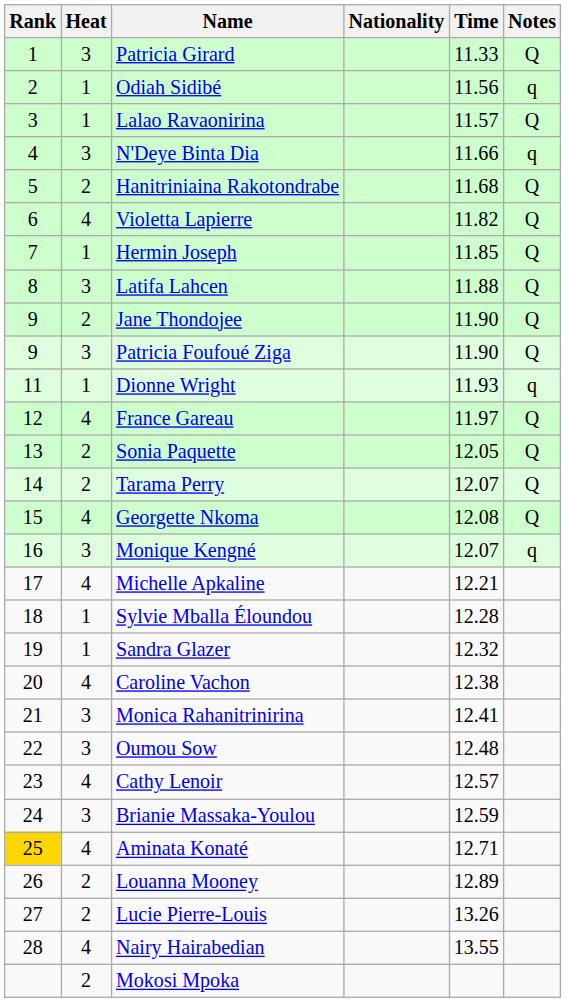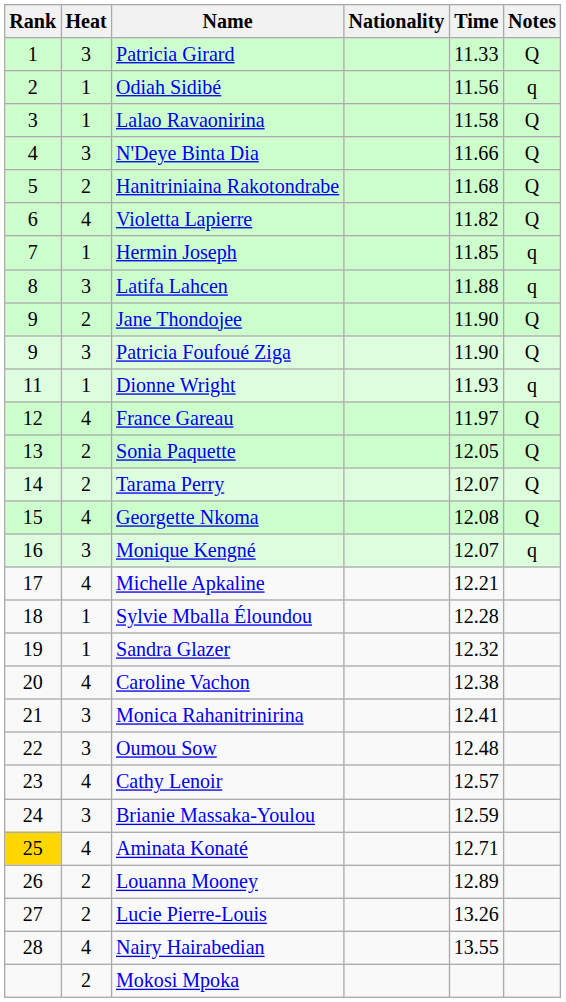(476, 120) 11.57 -> (476, 120) 11.58
(532, 153) q -> (532, 153) Q
(532, 252) Q -> (532, 252) q
(532, 285) Q -> (532, 285) q
